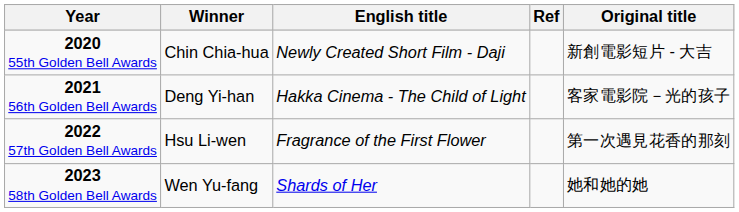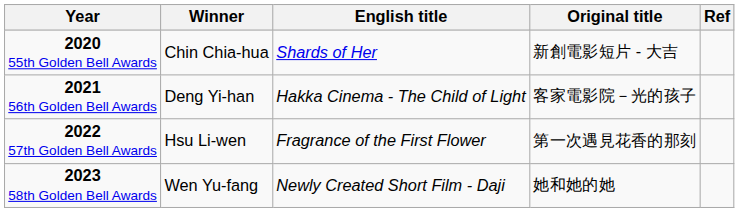columns swapped: (649, 17) <-> (546, 17)
(391, 52) Newly Created Short Film - Daji -> (327, 52) Shards of Her
(327, 185) Shards of Her -> (391, 185) Newly Created Short Film - Daji
